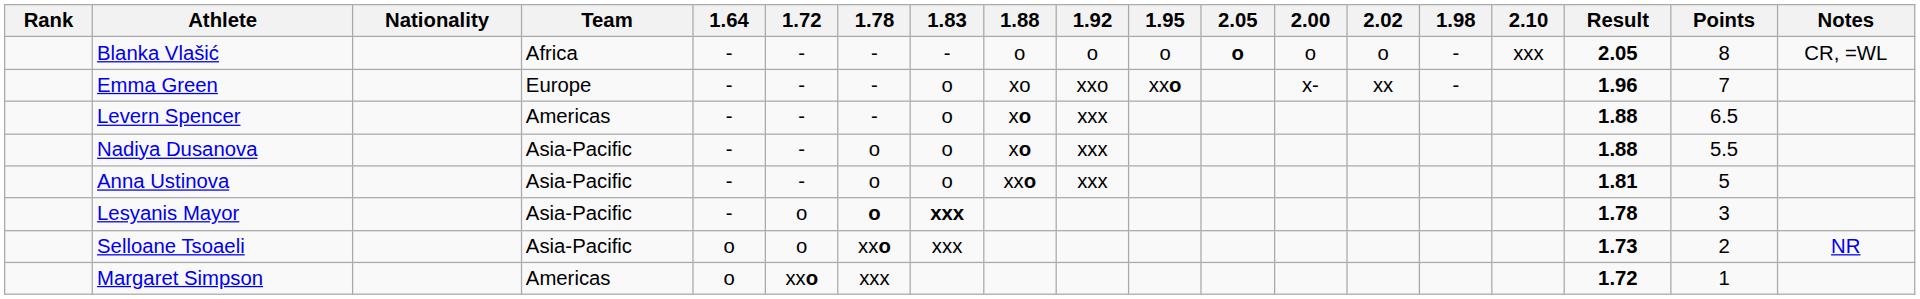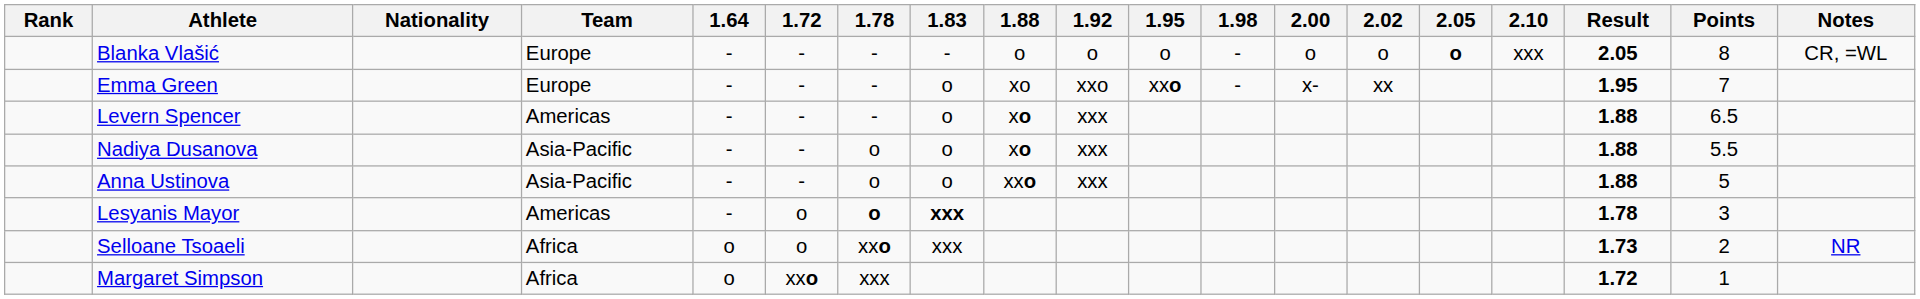columns swapped: (1456, 20) <-> (1238, 20)
(552, 52) Africa -> (559, 52) Europe
(1618, 85) 1.96 -> (1618, 85) 1.95
(1618, 181) 1.81 -> (1618, 181) 1.88
(579, 213) Asia-Pacific -> (568, 213) Americas
(579, 246) Asia-Pacific -> (552, 246) Africa
(568, 278) Americas -> (552, 278) Africa
